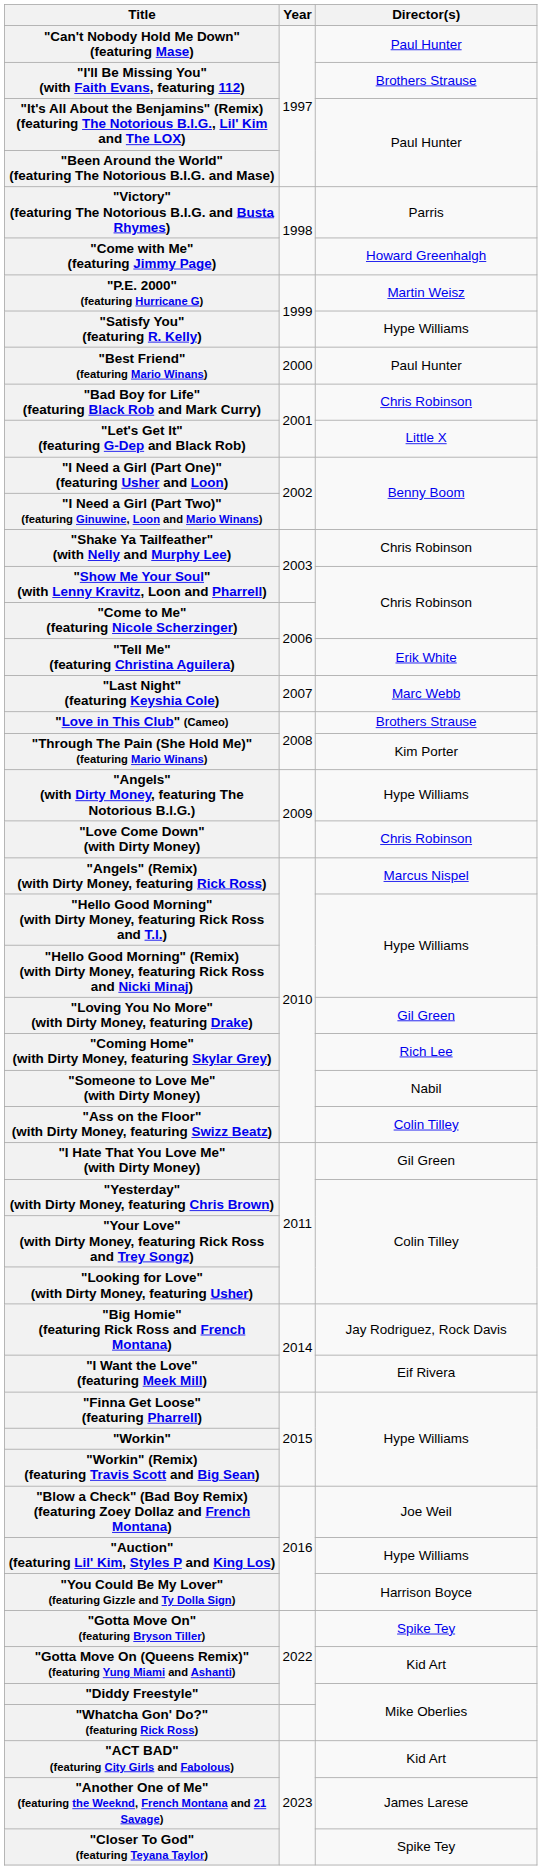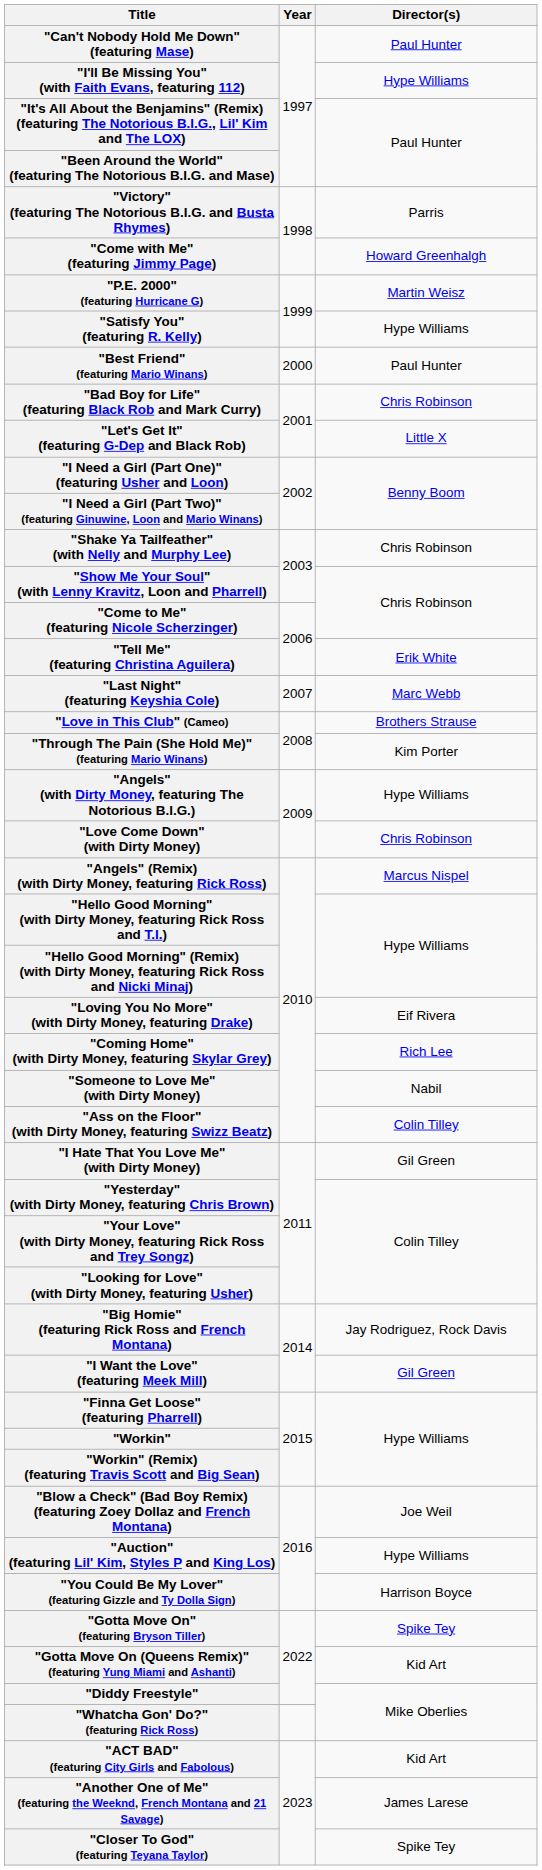(426, 80) Brothers Strause -> (426, 80) Hype Williams
(426, 1015) Gil Green -> (426, 1015) Eif Rivera
(426, 1373) Eif Rivera -> (426, 1373) Gil Green
